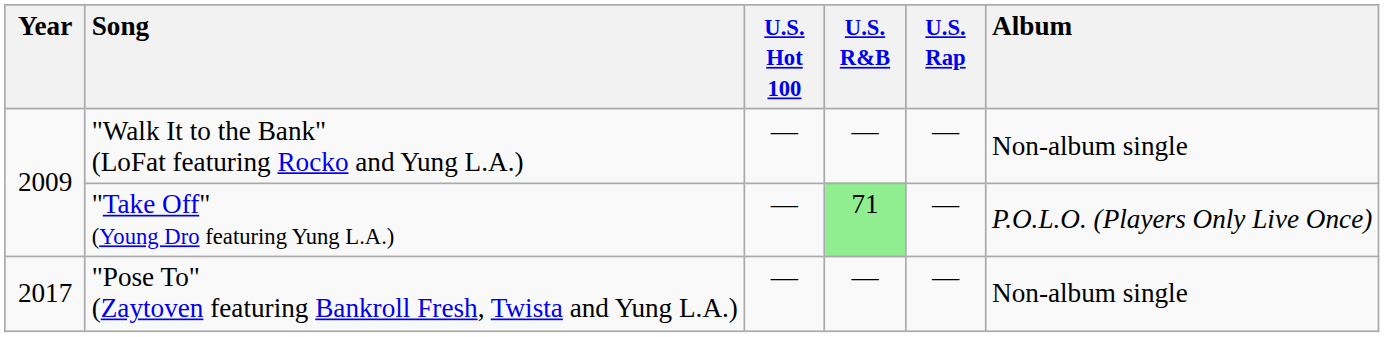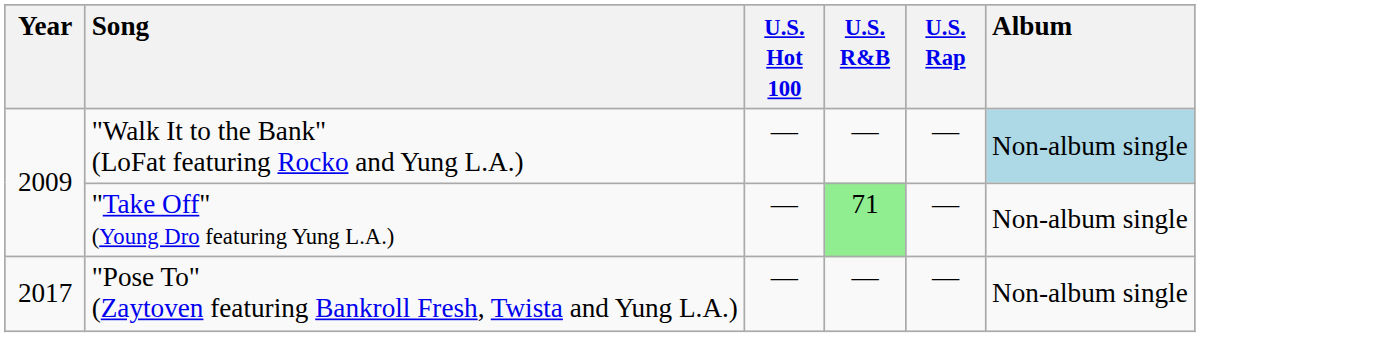(1090, 145) no background -> (1090, 145) lightblue background
(1182, 219) P.O.L.O. (Players Only Live Once) -> (1090, 219) Non-album single
